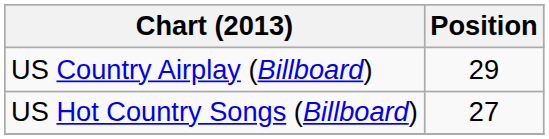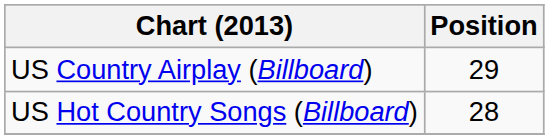(484, 112) 27 -> (484, 112) 28
